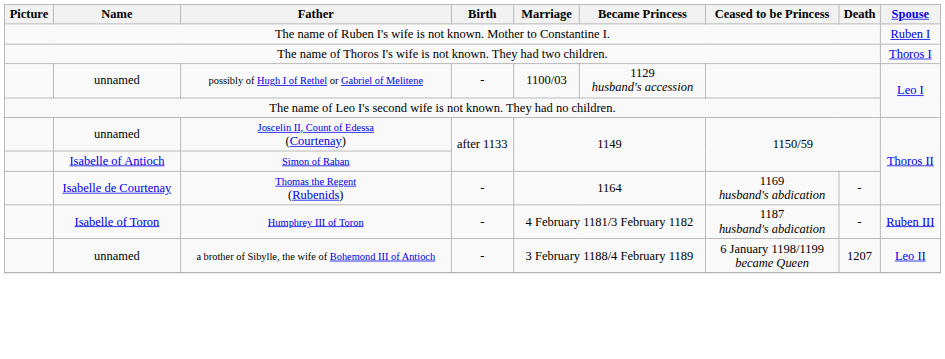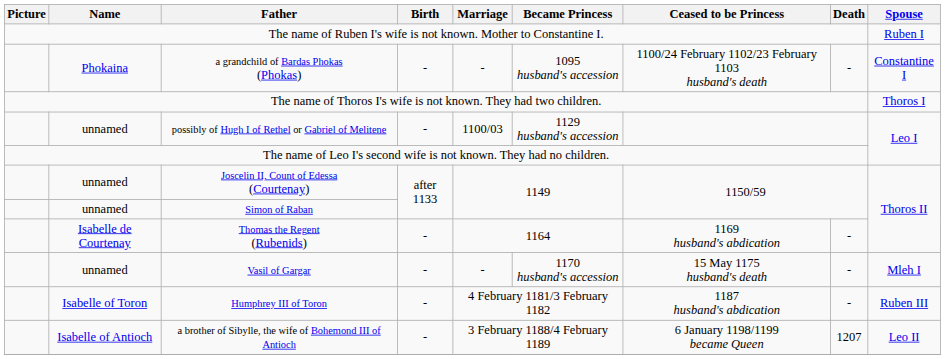+ row: (279, 68)
(117, 161) Isabelle of Antioch -> (105, 209) unnamed
+ row: (279, 270)
(117, 255) unnamed -> (105, 337) Isabelle of Antioch
